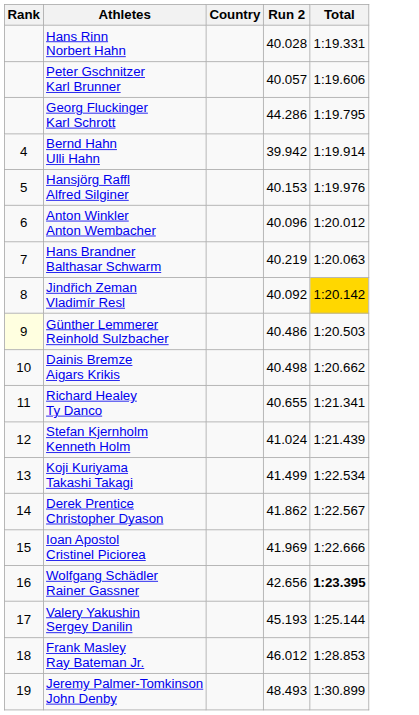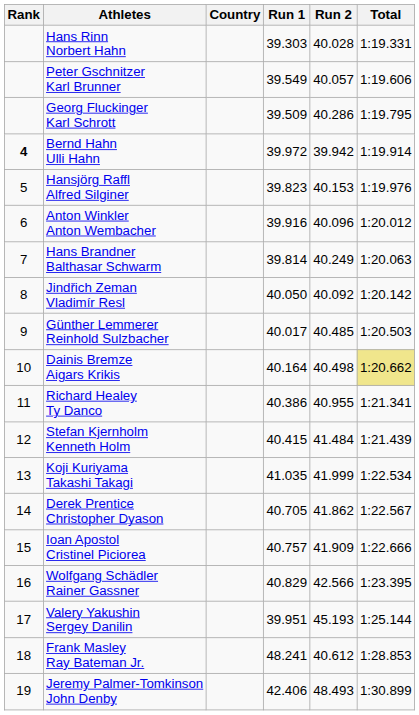+ column: (287, 15)
(287, 115) 44.286 -> (333, 115) 40.286
(24, 151) normal -> (24, 151) bold
(287, 259) 40.219 -> (333, 259) 40.249
(339, 295) gold background -> (386, 295) no background
(24, 331) lightyellow background -> (24, 331) no background
(287, 331) 40.486 -> (333, 331) 40.485
(339, 367) no background -> (386, 367) khaki background
(287, 403) 40.655 -> (333, 403) 40.955
(287, 439) 41.024 -> (333, 439) 41.484
(287, 475) 41.499 -> (333, 475) 41.999
(287, 547) 41.969 -> (333, 547) 41.909
(287, 583) 42.656 -> (333, 583) 42.566
(339, 583) bold -> (386, 583) normal
(287, 655) 46.012 -> (333, 655) 40.612
